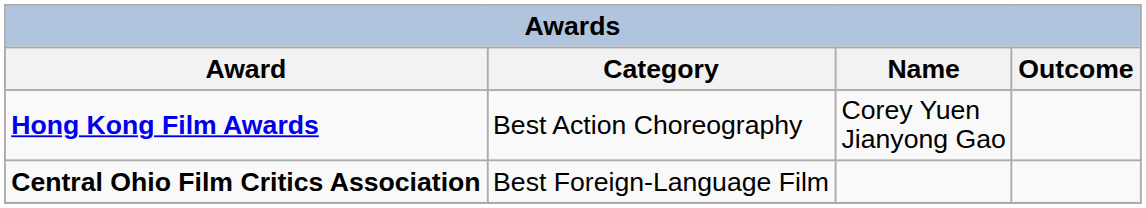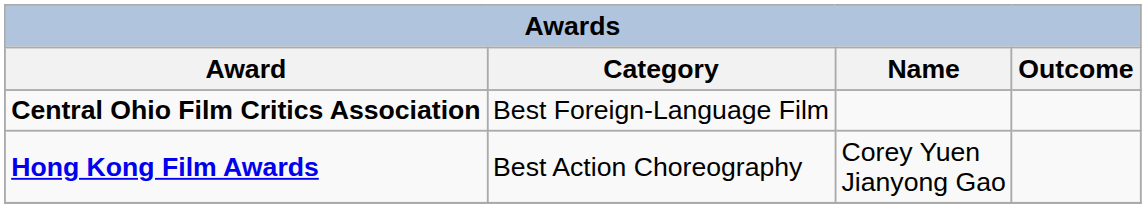rows swapped: (246, 182) <-> (165, 125)
